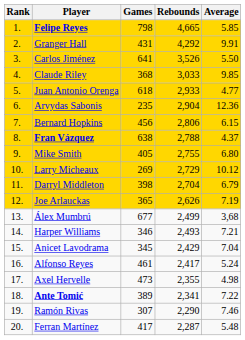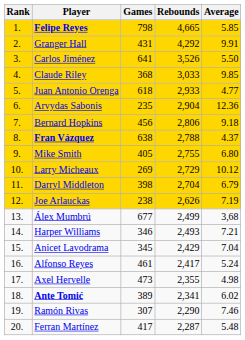(229, 122) 6.15 -> (229, 122) 9.18
(144, 201) 365 -> (144, 201) 238
(229, 295) 7.22 -> (229, 295) 6.02
